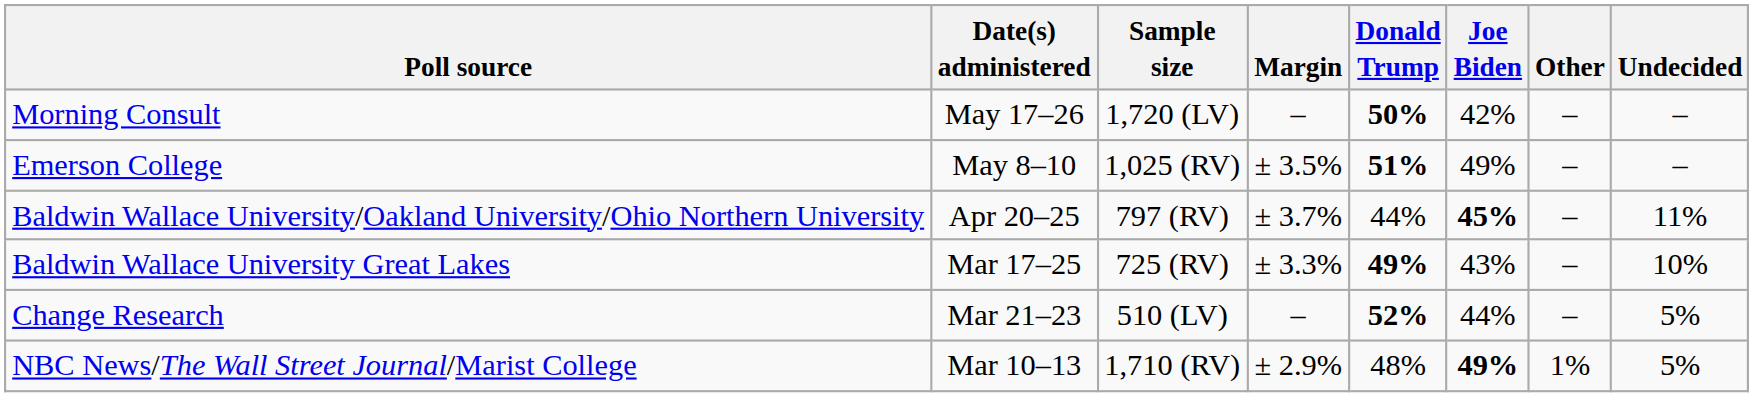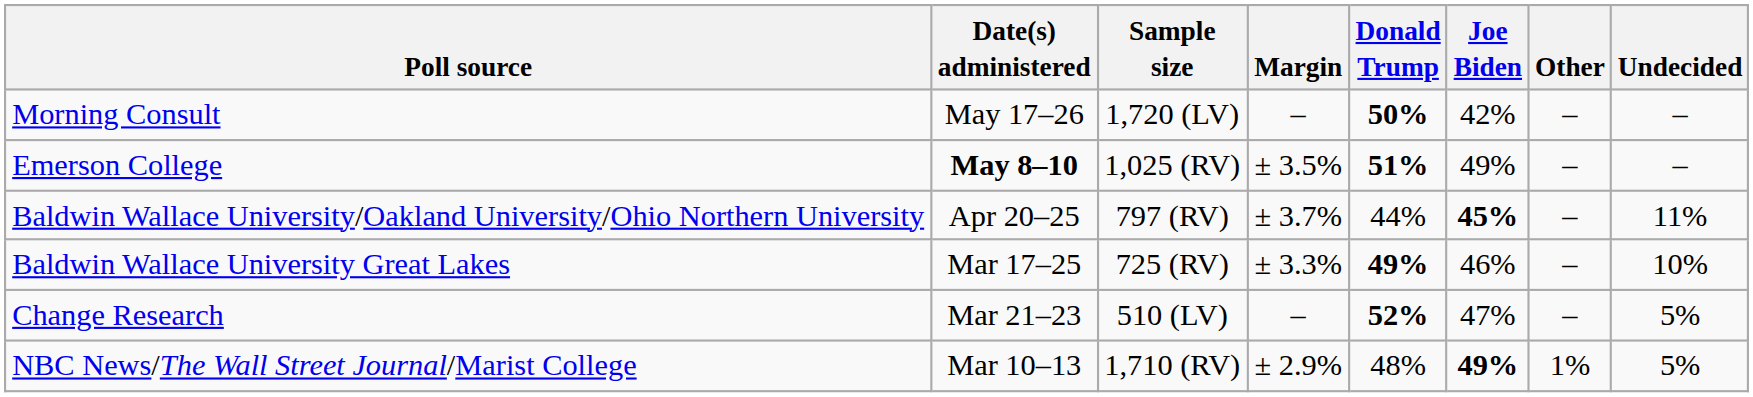(1014, 164) normal -> (1014, 164) bold
(1488, 265) 43% -> (1488, 265) 46%
(1488, 315) 44% -> (1488, 315) 47%
